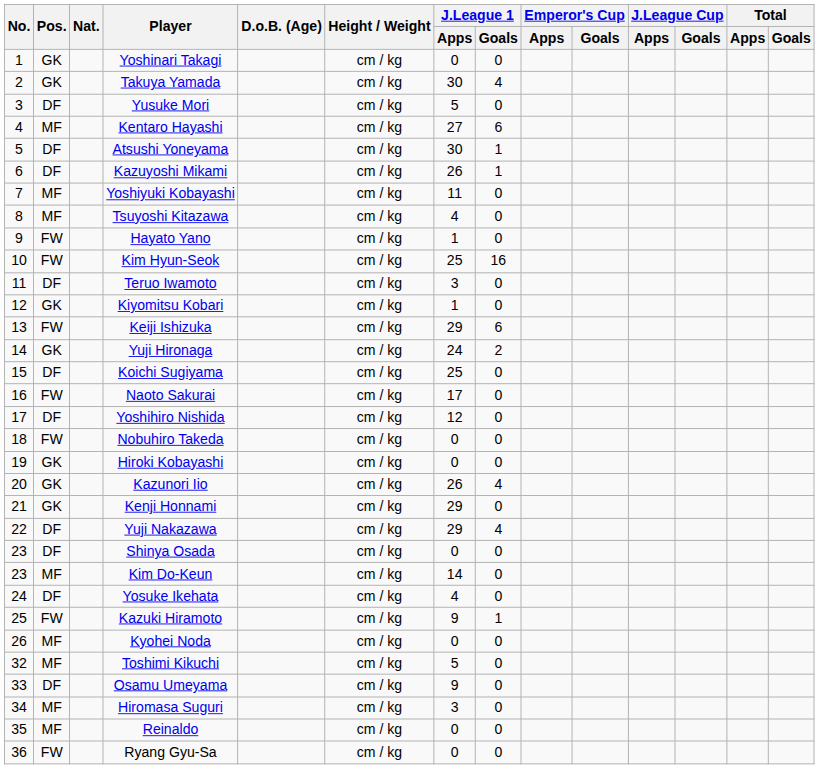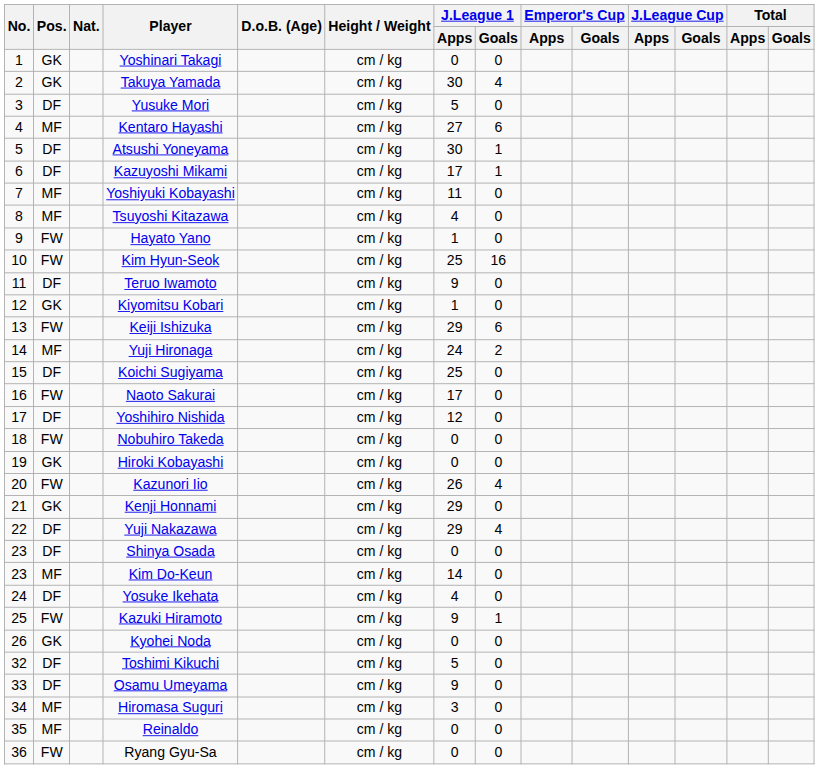(455, 171) 26 -> (455, 171) 17
(455, 283) 3 -> (455, 283) 9
(52, 350) GK -> (52, 350) MF
(52, 484) GK -> (52, 484) FW
(52, 640) MF -> (52, 640) GK
(52, 663) MF -> (52, 663) DF
